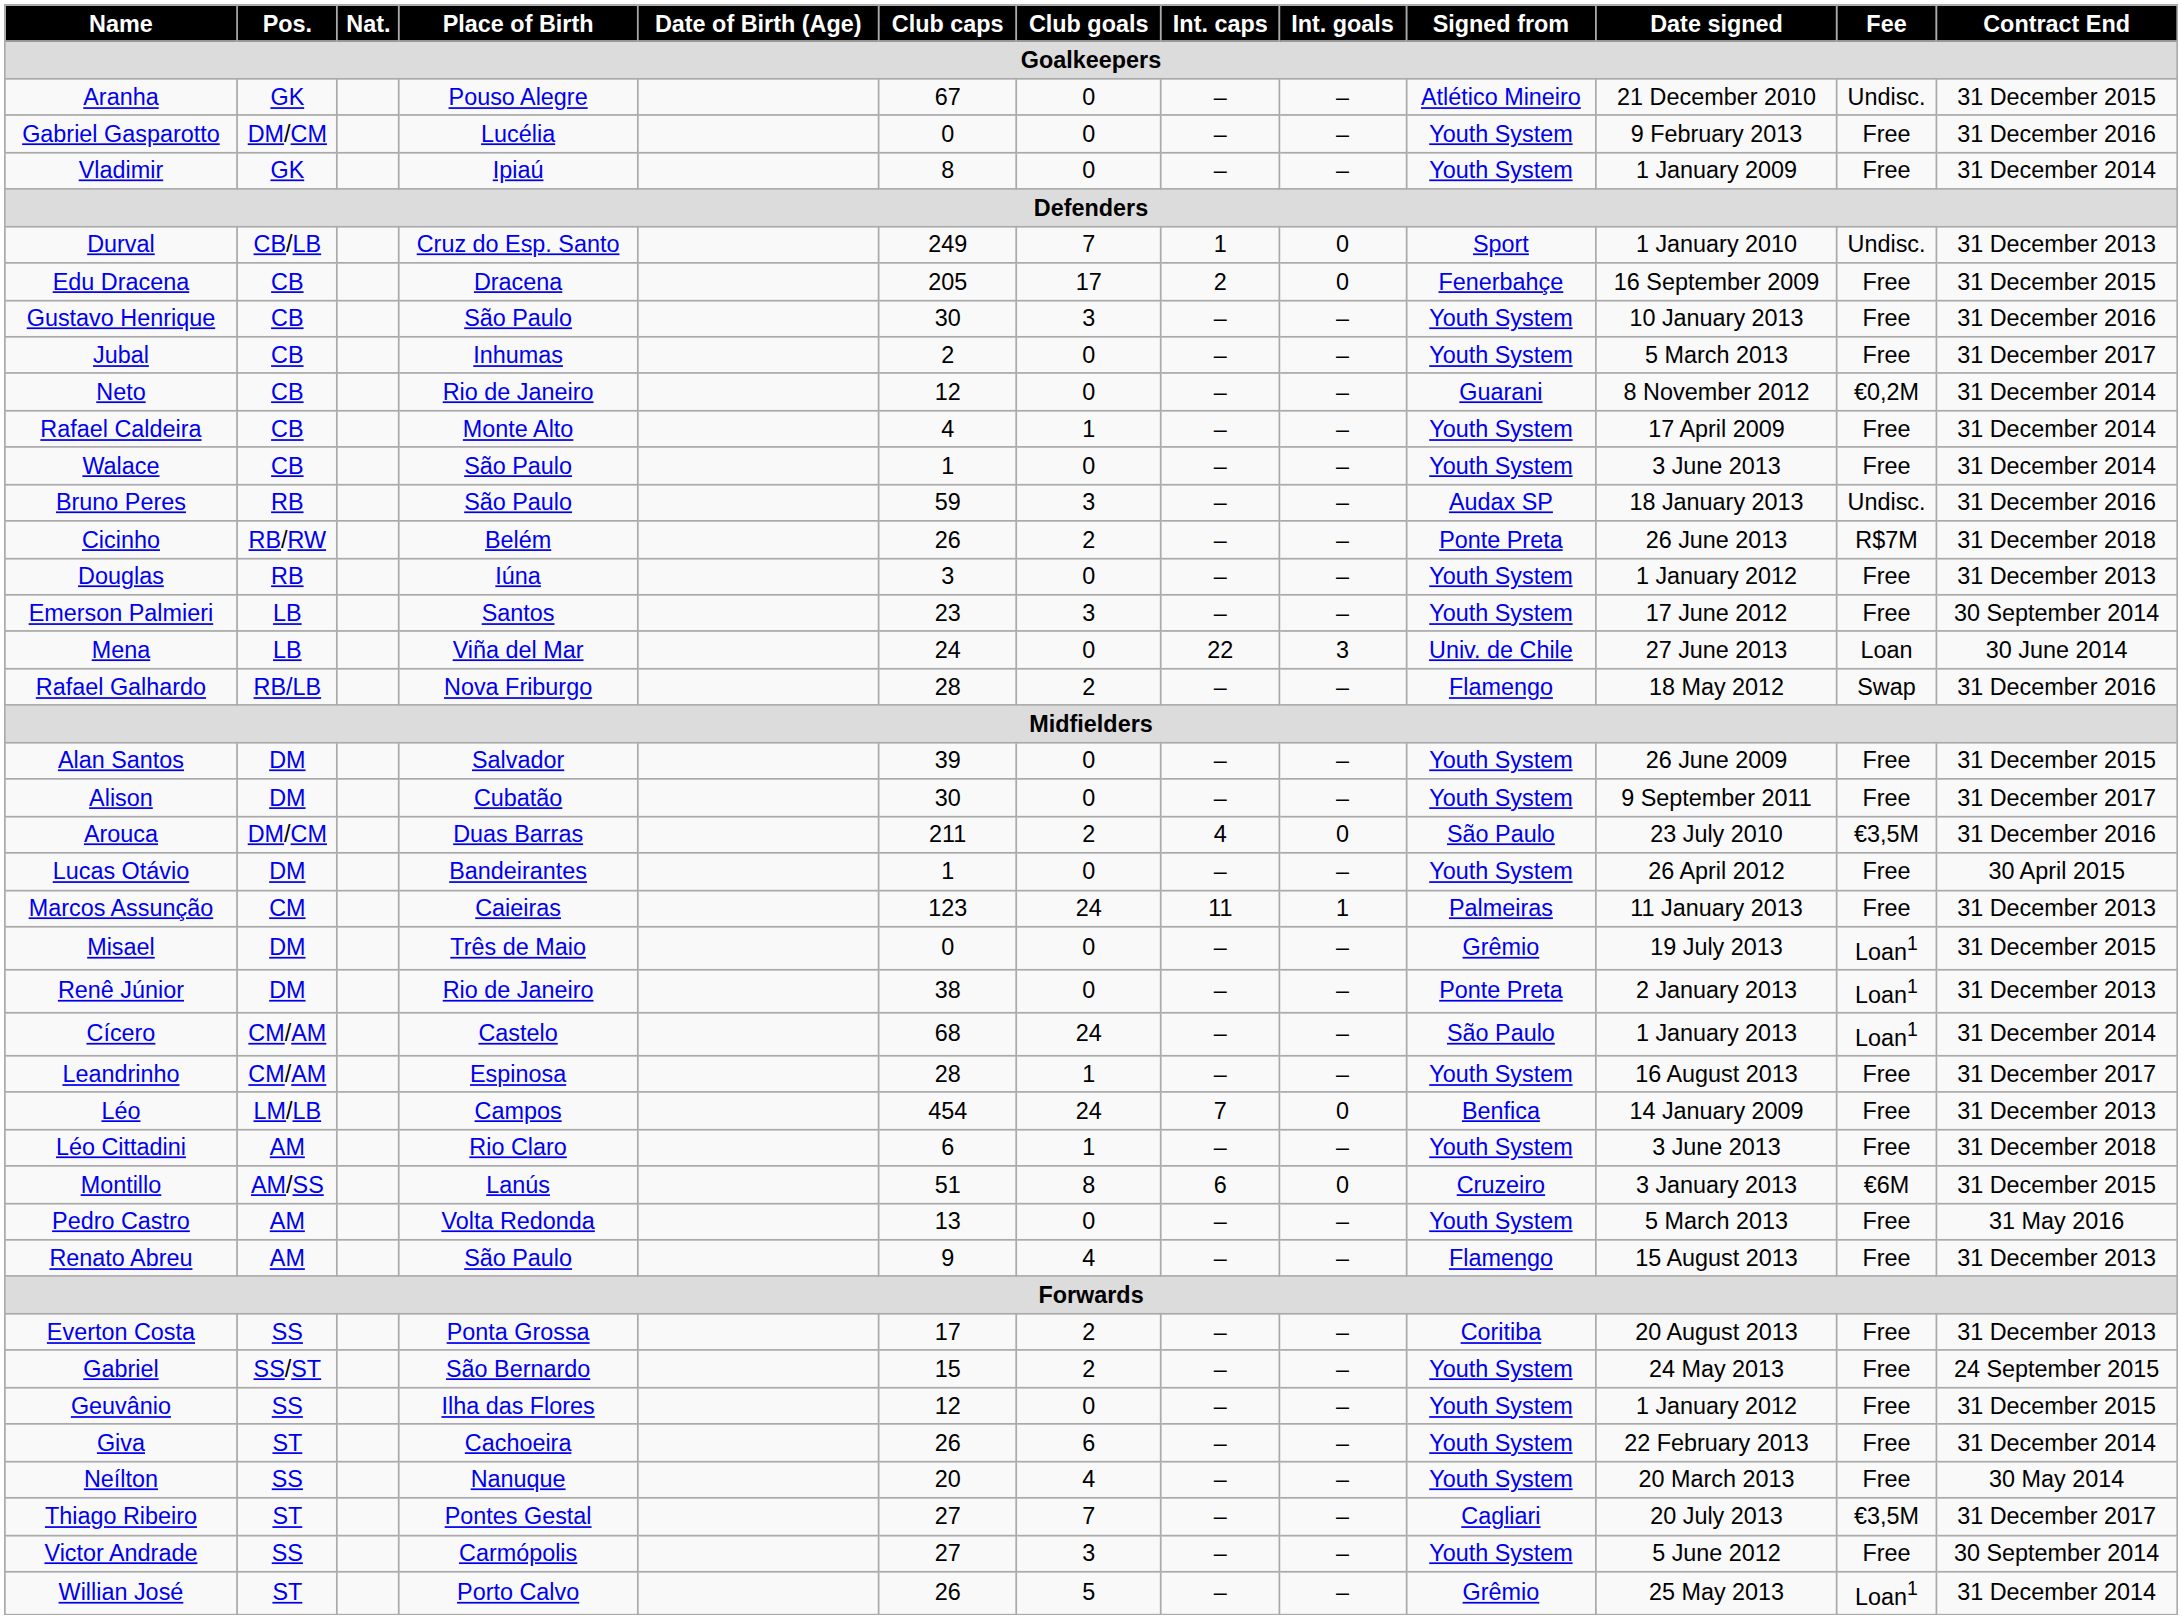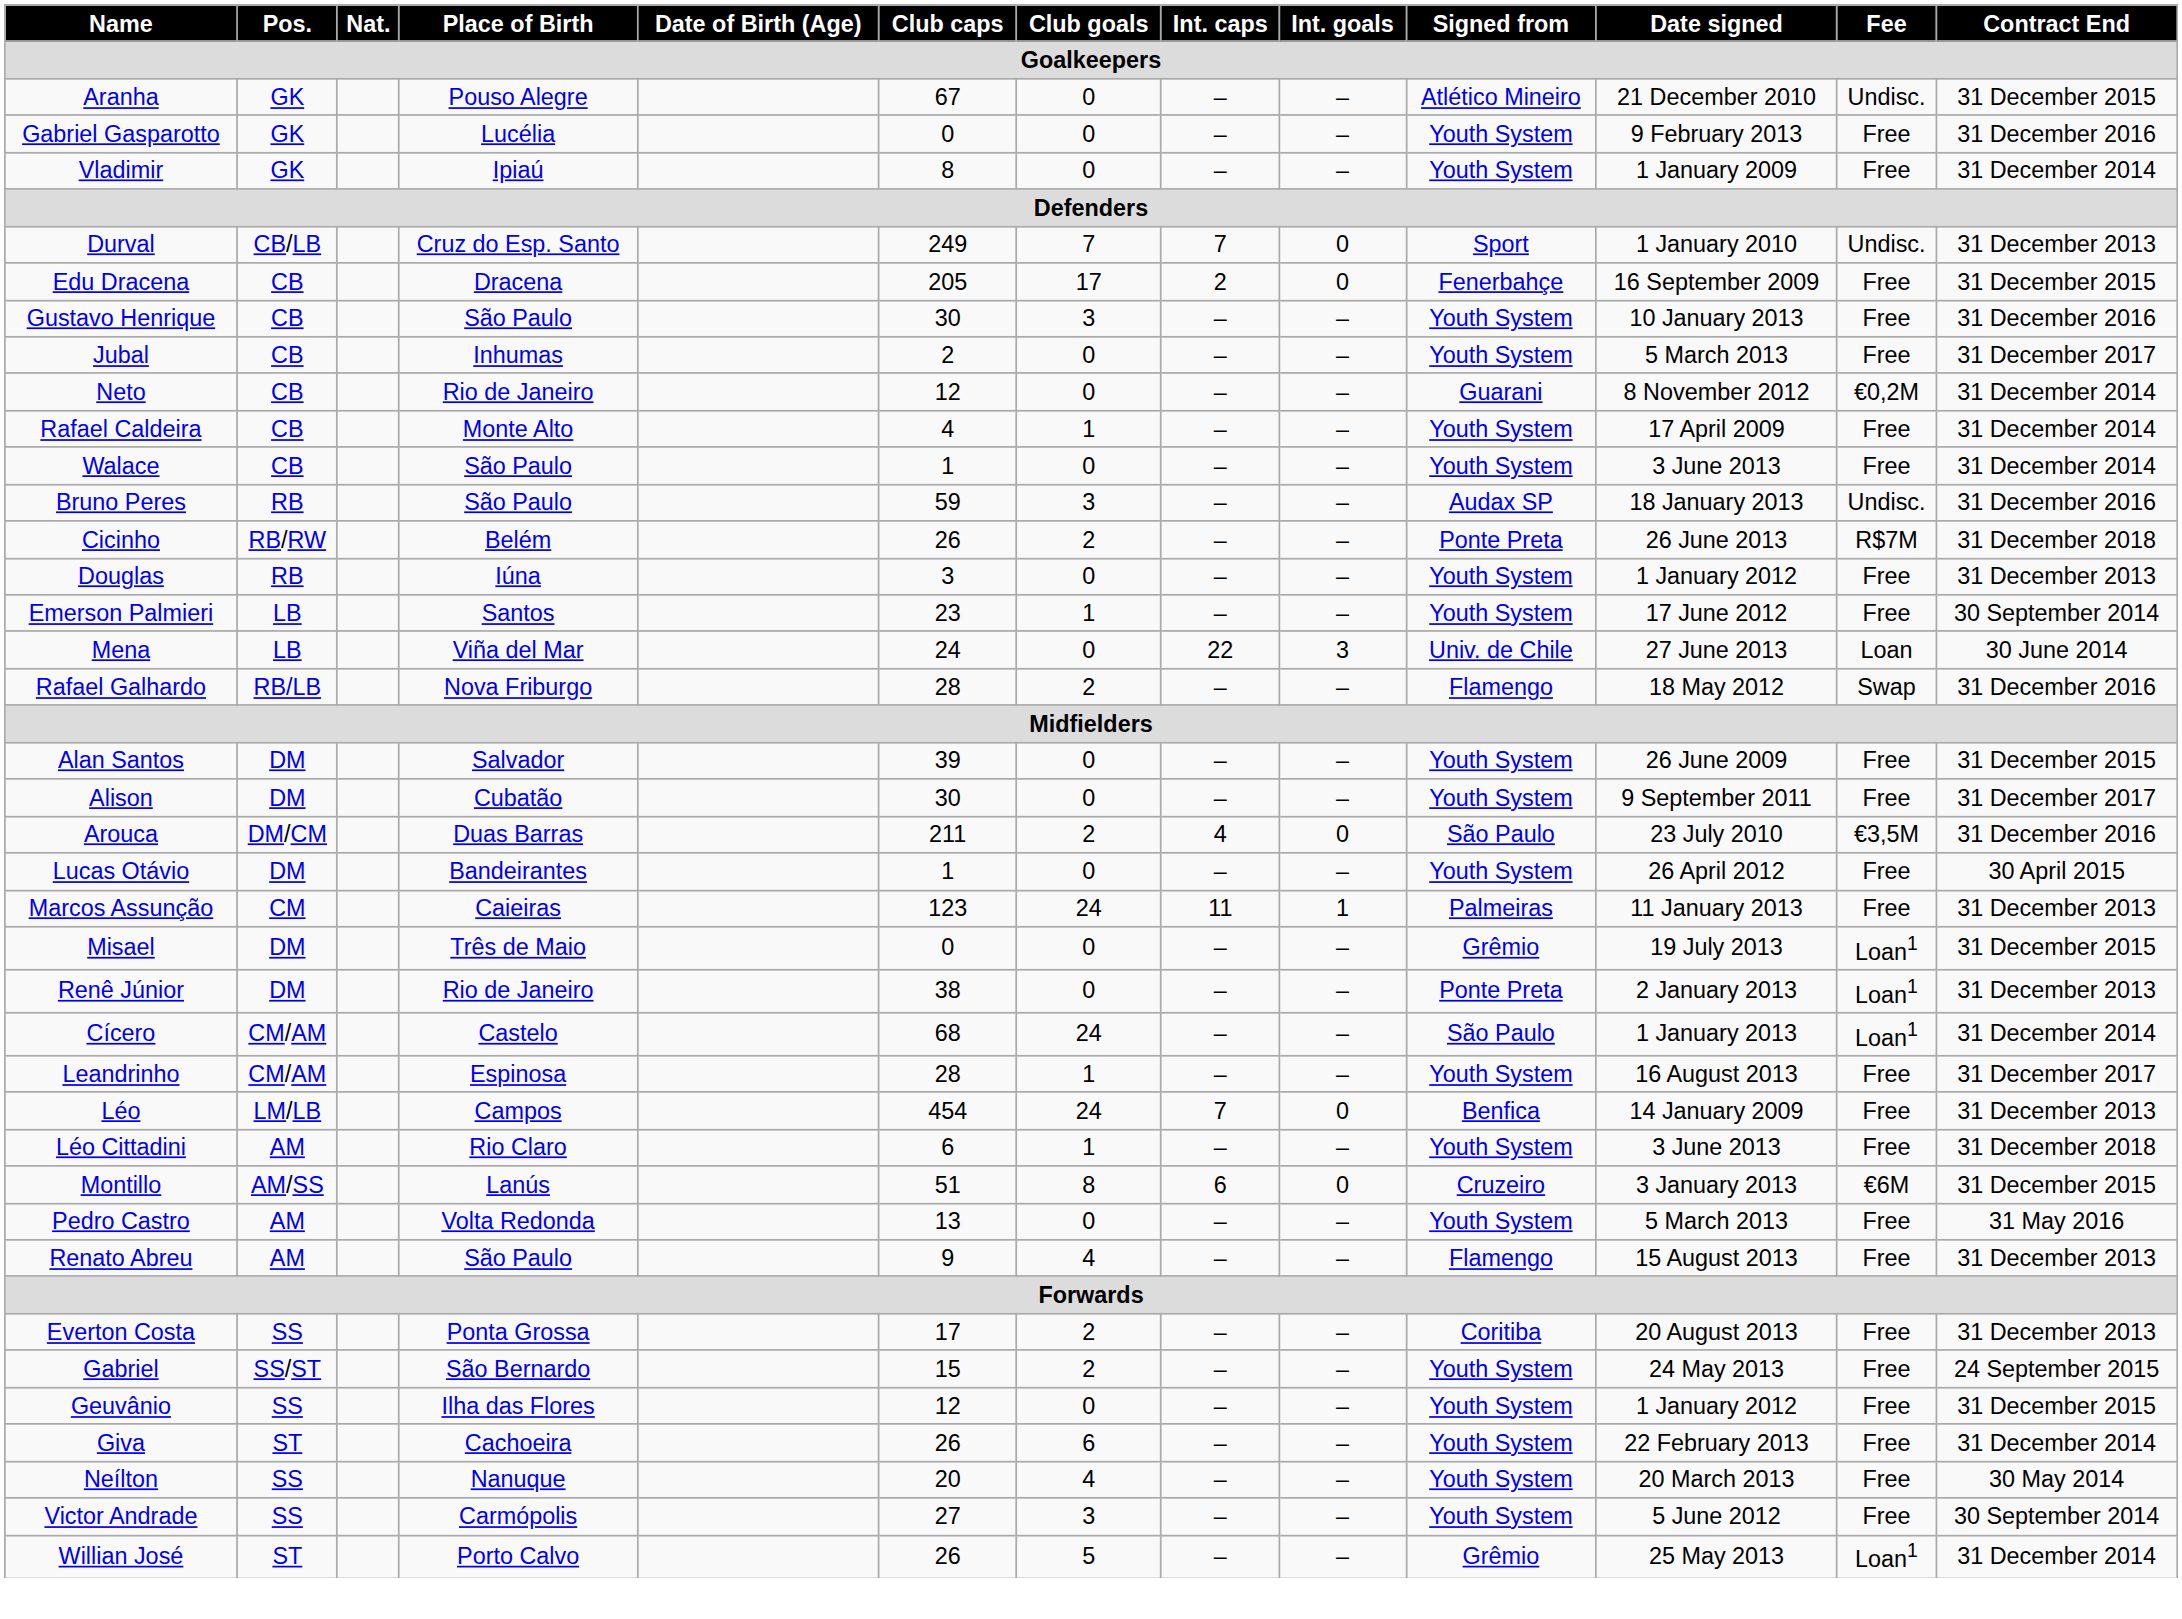(287, 134) DM/CM -> (287, 134) GK
(1220, 244) 1 -> (1220, 244) 7
(1089, 613) 3 -> (1089, 613) 1
- row: (121, 1516)
